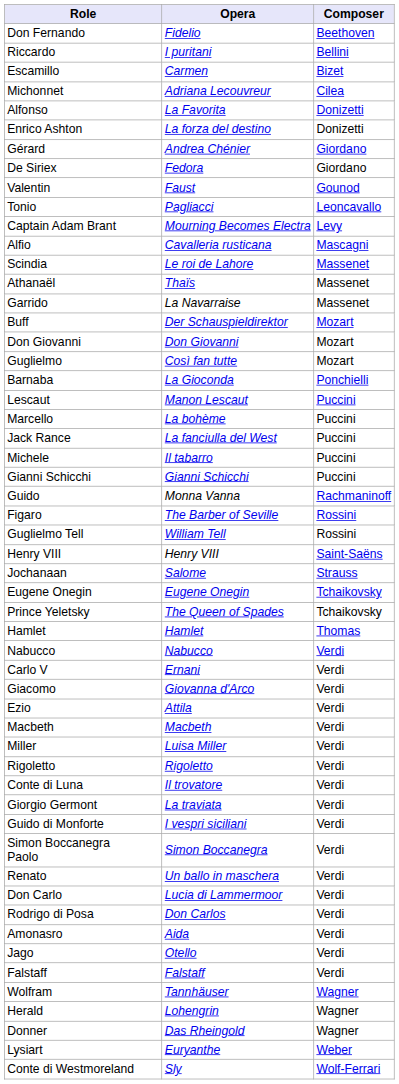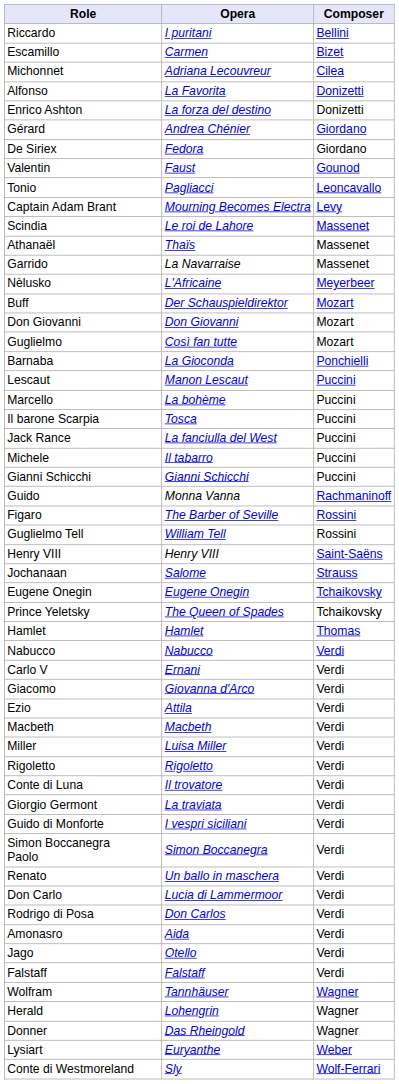- row: (46, 33)
- row: (19, 245)
+ row: (29, 284)
+ row: (53, 419)
